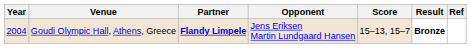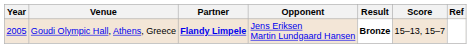columns swapped: (385, 12) <-> (430, 12)
(17, 31) 2004 -> (17, 31) 2005
